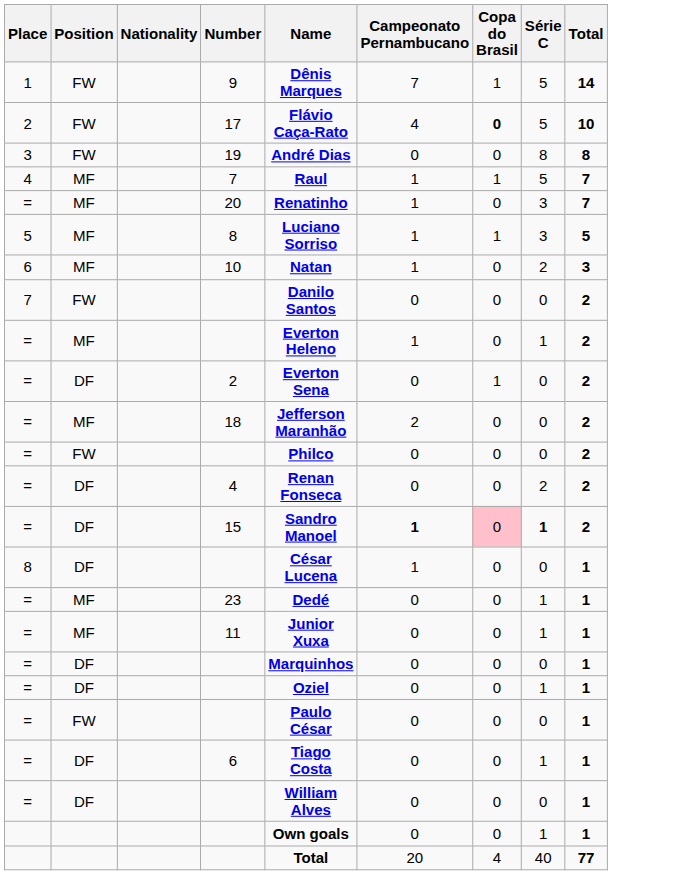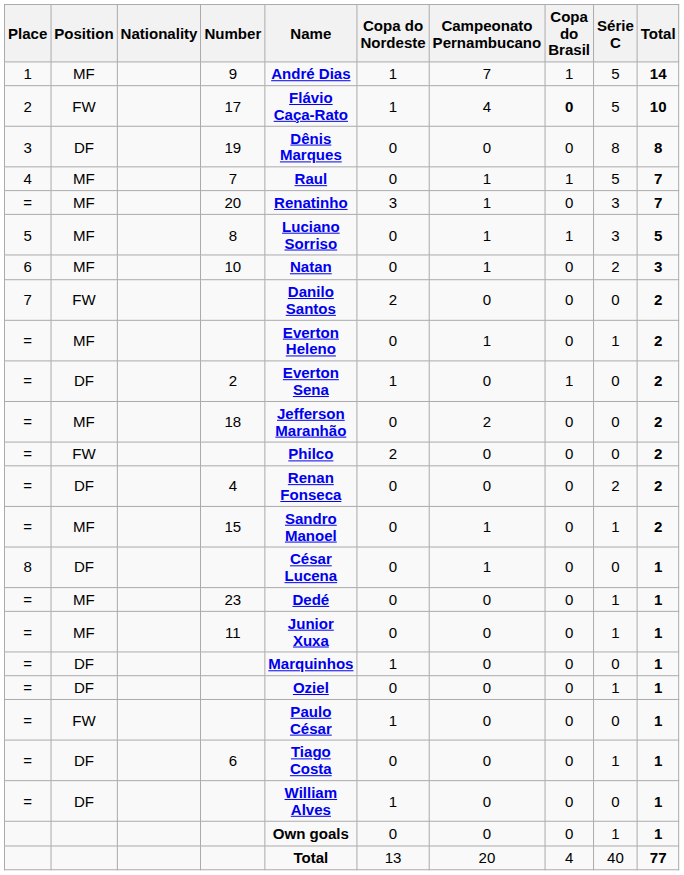+ column: (393, 33)
(84, 82) FW -> (84, 74) MF
(311, 82) Dênis Marques -> (311, 74) André Dias
(84, 155) FW -> (84, 147) DF
(311, 155) André Dias -> (311, 147) Dênis Marques
(84, 527) DF -> (84, 527) MF
(415, 527) bold -> (487, 527) normal
(497, 527) pink background -> (569, 527) no background
(543, 527) bold -> (615, 527) normal
